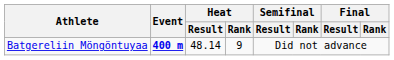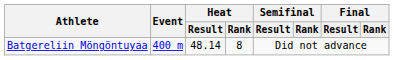(168, 46) bold -> (168, 46) normal
(239, 46) 9 -> (239, 46) 8
